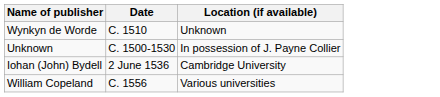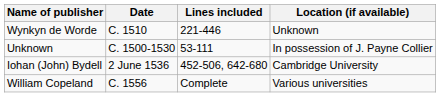+ column: (224, 13)
